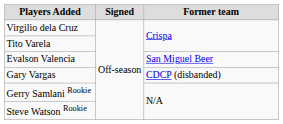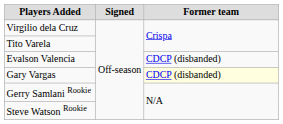(180, 59) San Miguel Beer -> (183, 59) CDCP (disbanded)
(183, 75) no background -> (183, 75) lightyellow background
